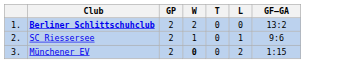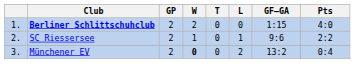+ column: (325, 11)
(276, 25) 13:2 -> (276, 25) 1:15
(276, 52) 1:15 -> (276, 52) 13:2
